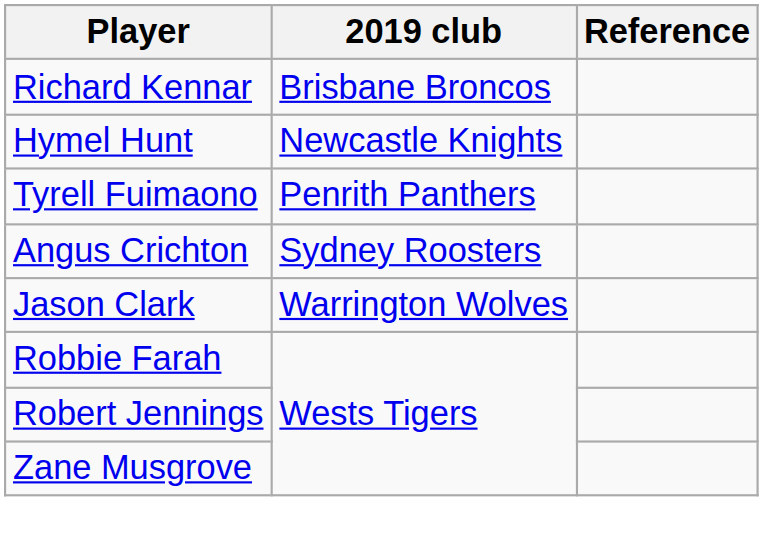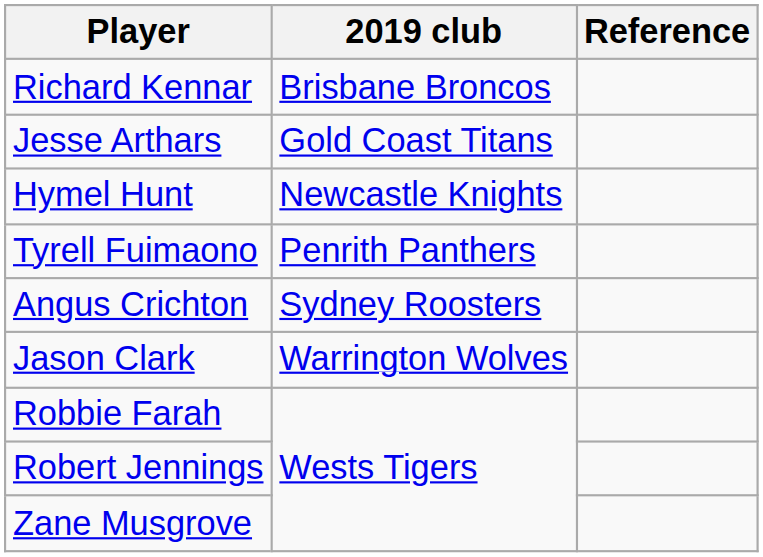+ row: (117, 140)
